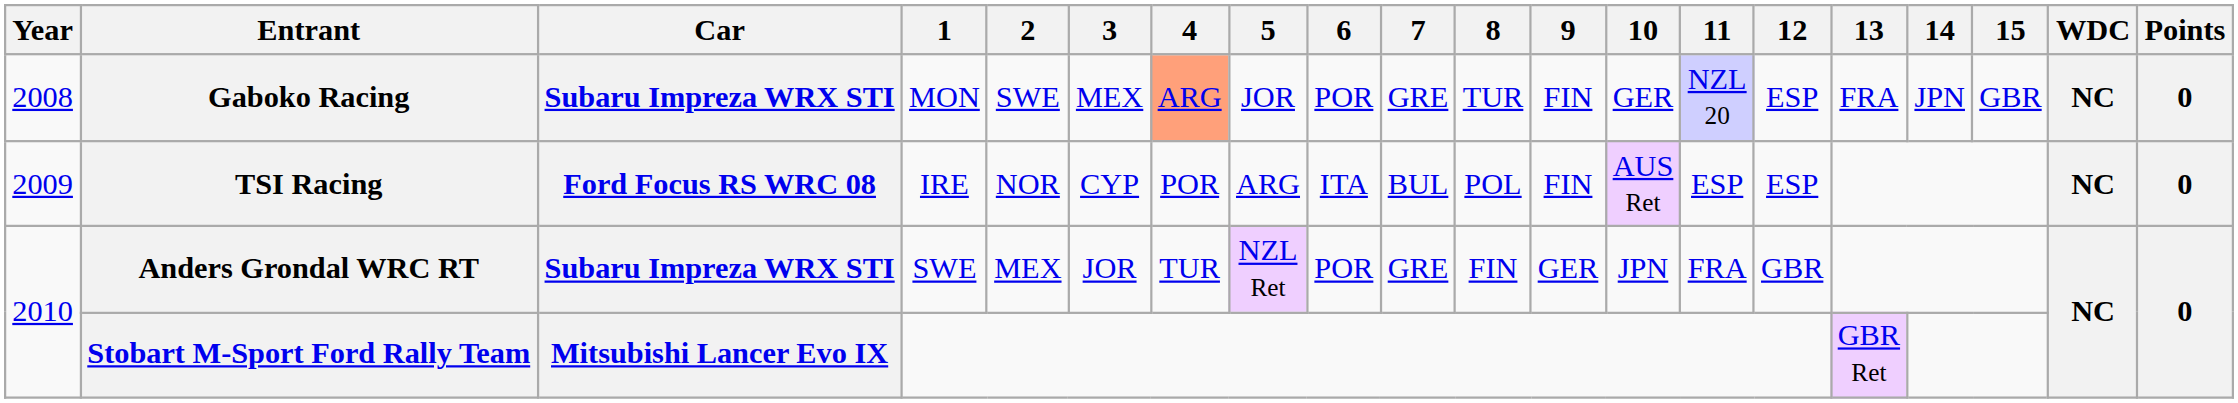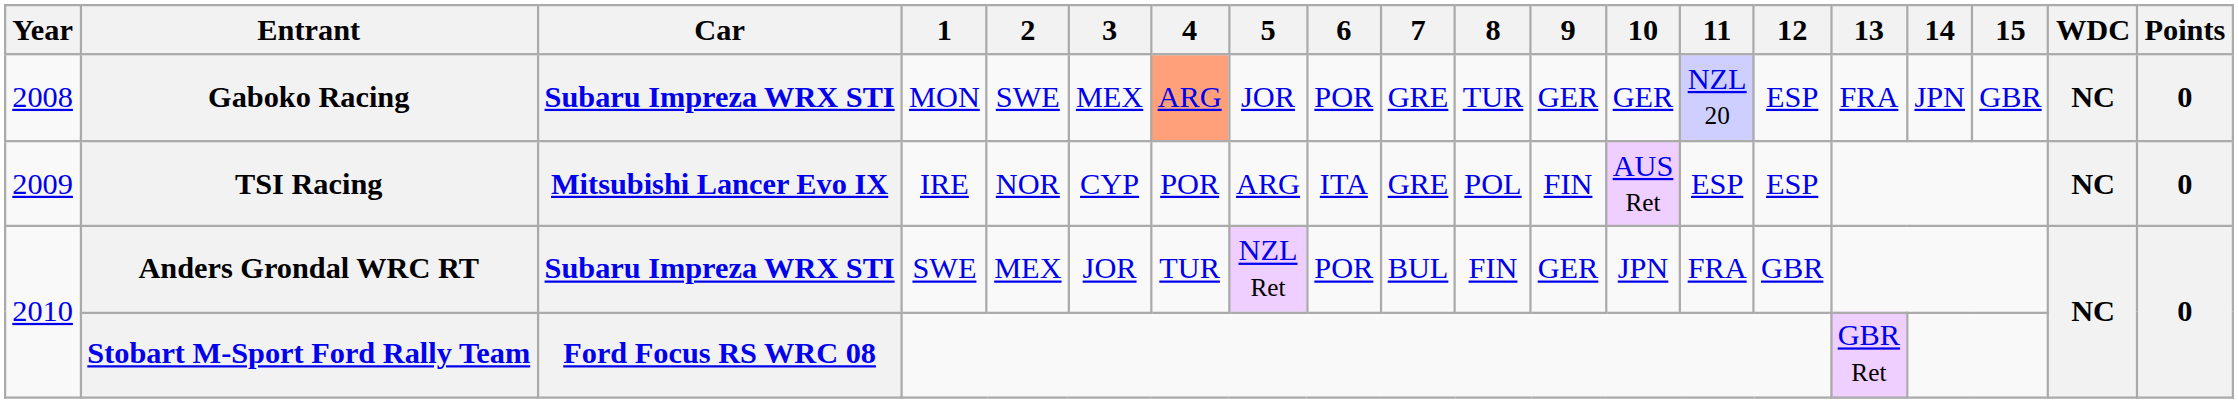(1568, 96) FIN -> (1568, 96) GER
(720, 182) Ford Focus RS WRC 08 -> (720, 182) Mitsubishi Lancer Evo IX
(1418, 182) BUL -> (1418, 182) GRE
(1418, 268) GRE -> (1418, 268) BUL
(720, 354) Mitsubishi Lancer Evo IX -> (720, 354) Ford Focus RS WRC 08
